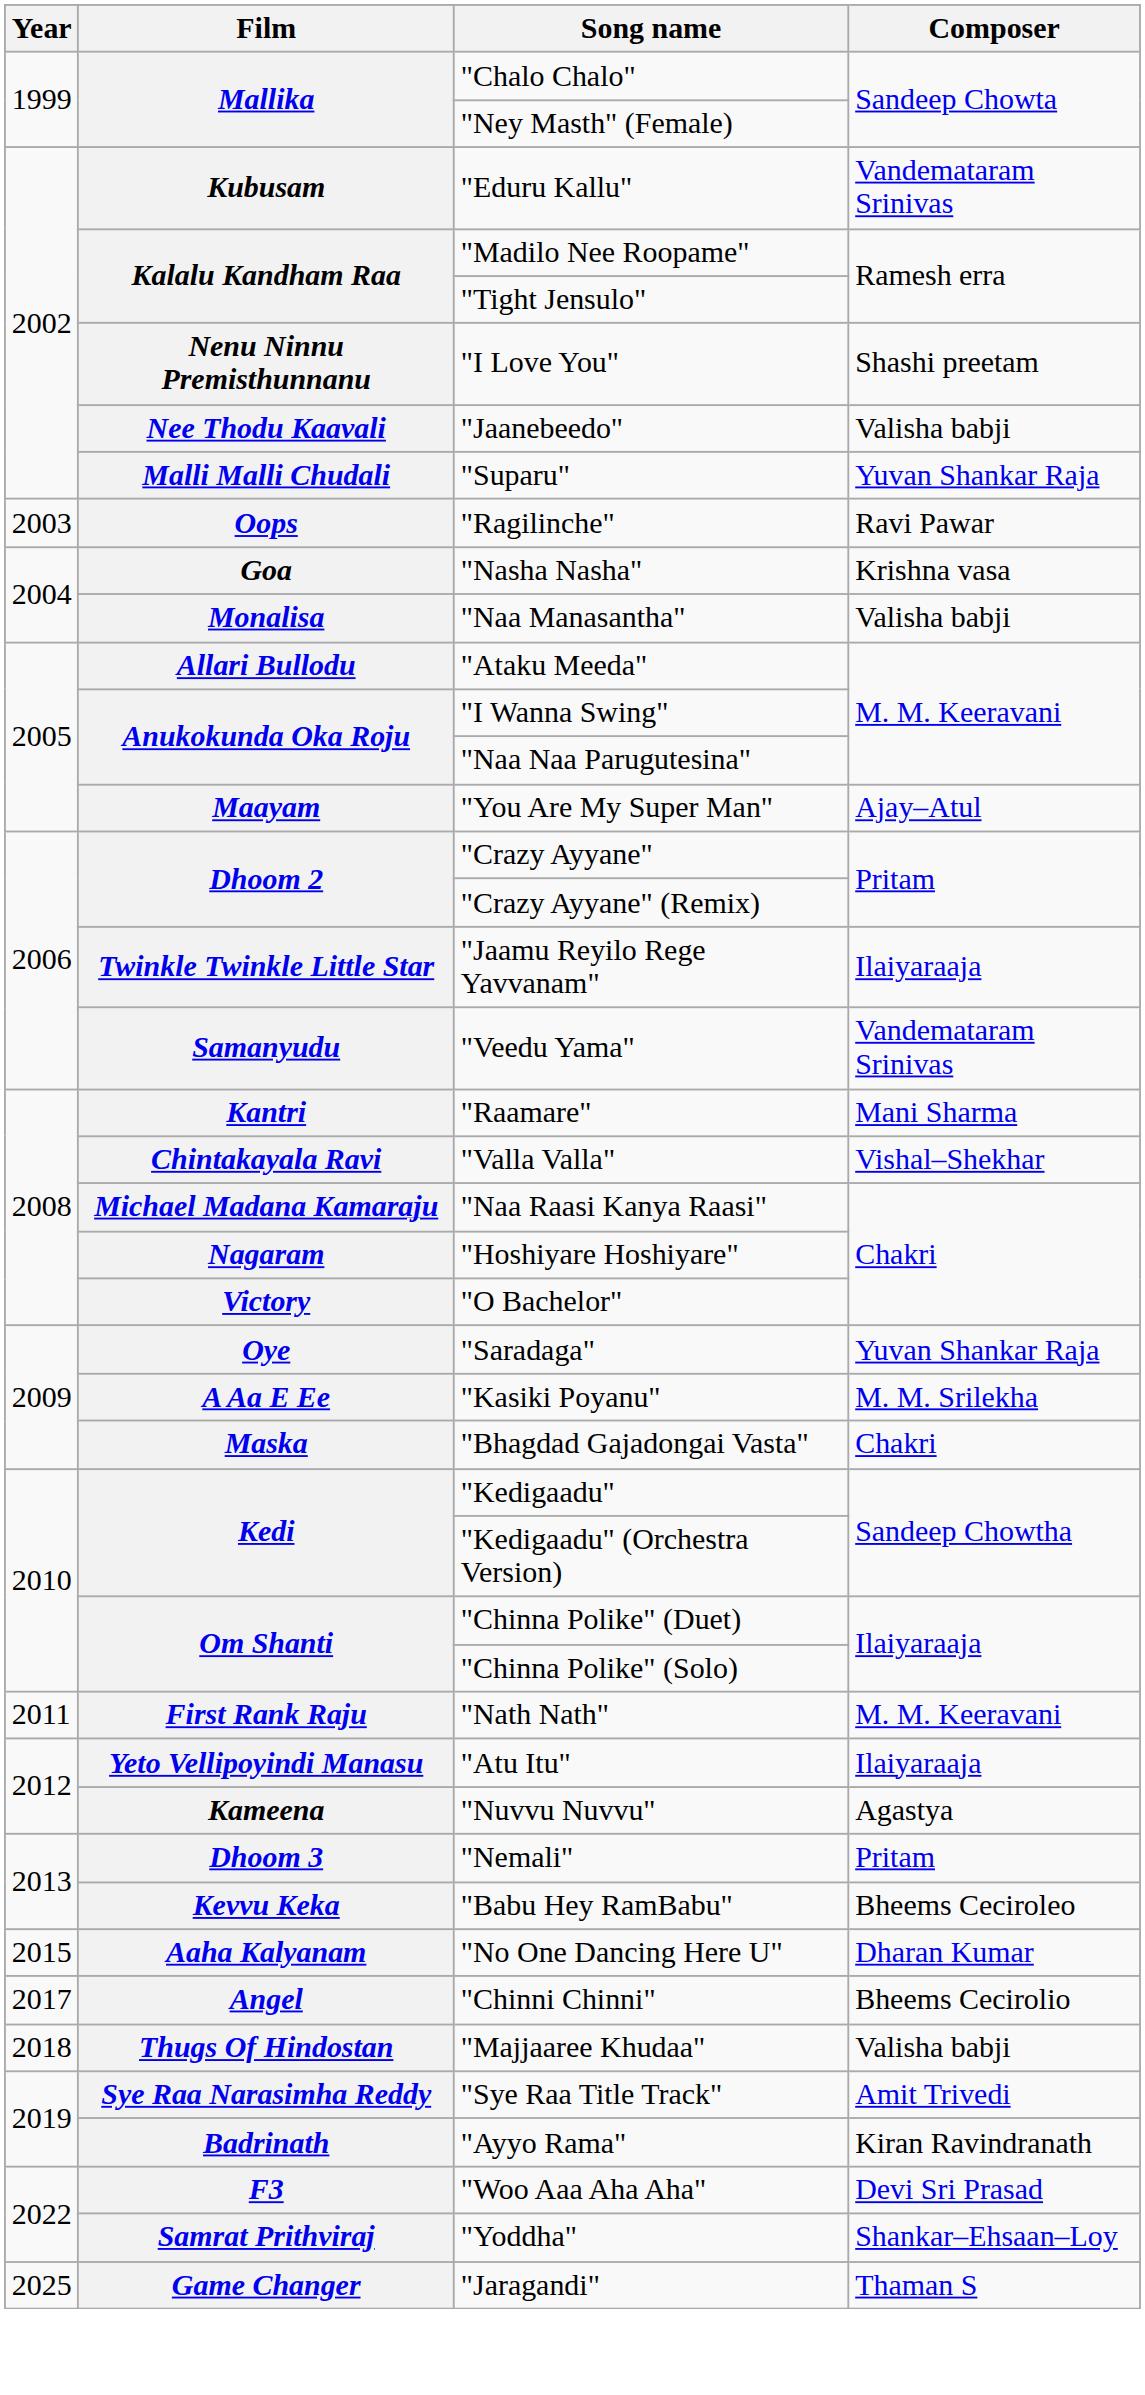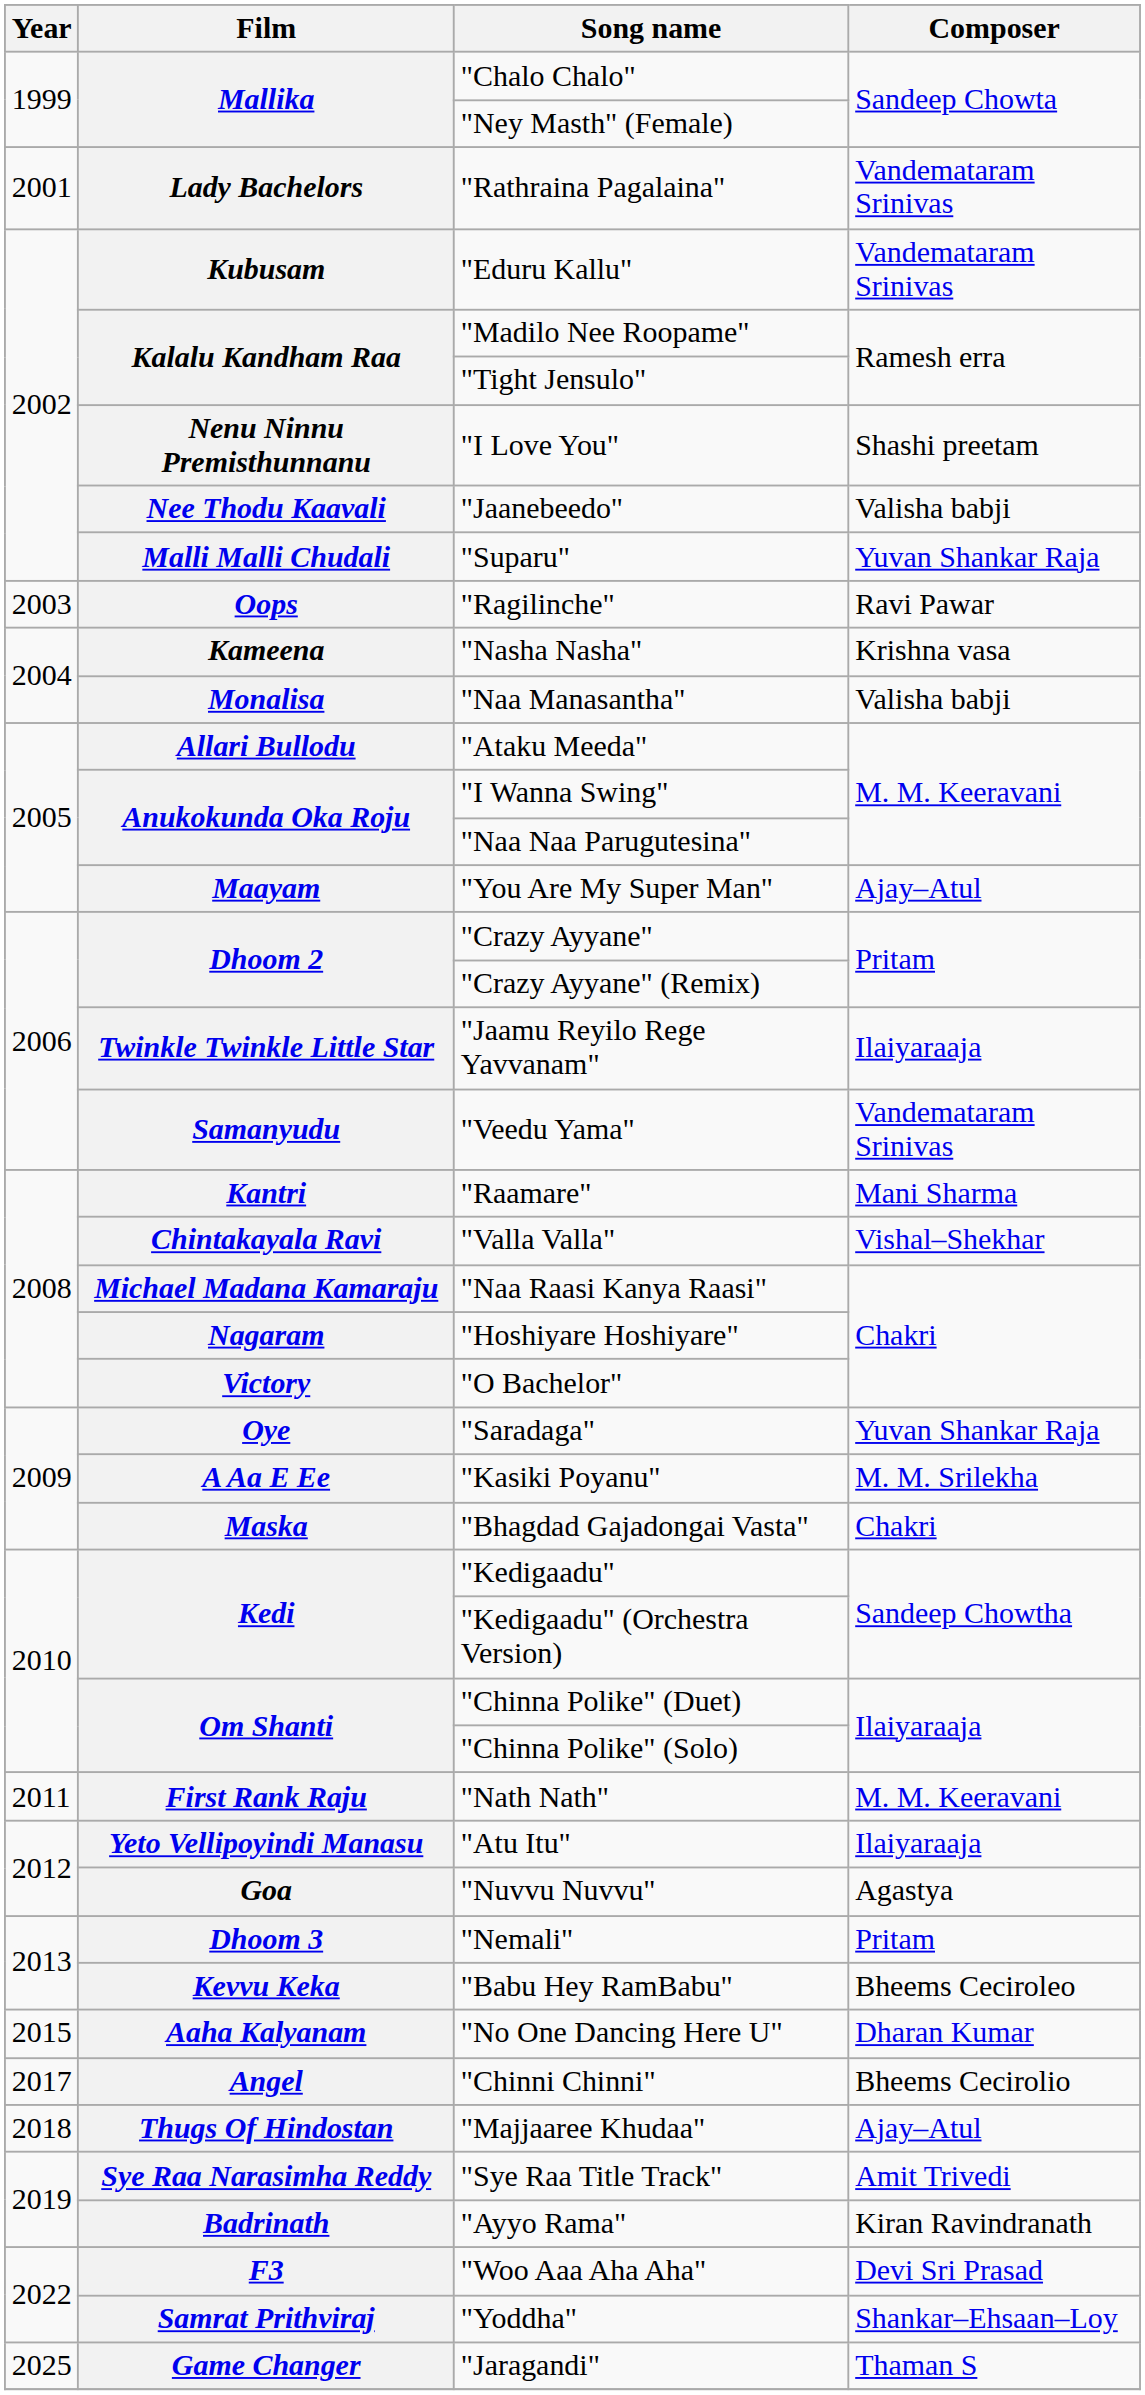+ row: (593, 187)
(266, 570) Goa -> (266, 651) Kameena
(266, 1809) Kameena -> (266, 1890) Goa
(933, 2047) Valisha babji -> (918, 2128) Ajay–Atul
